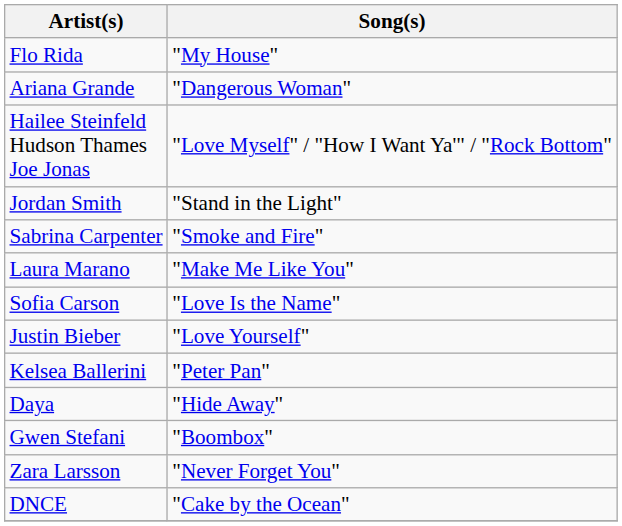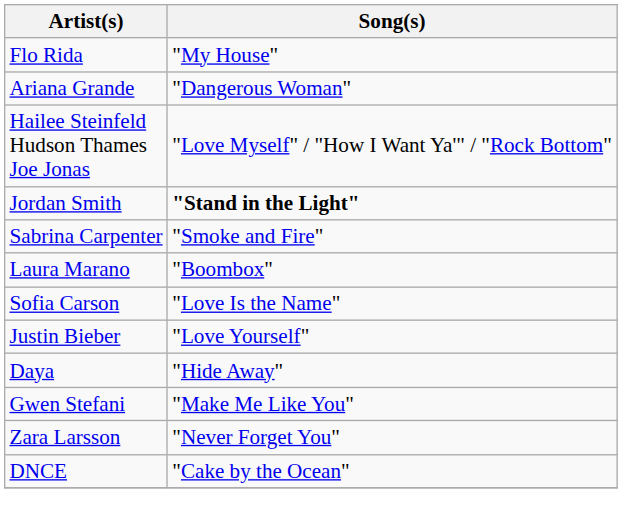(257, 202) normal -> (266, 202) bold
(263, 269) "Make Me Like You" -> (223, 269) "Boombox"
- row: (78, 370)
(223, 437) "Boombox" -> (263, 403) "Make Me Like You"
